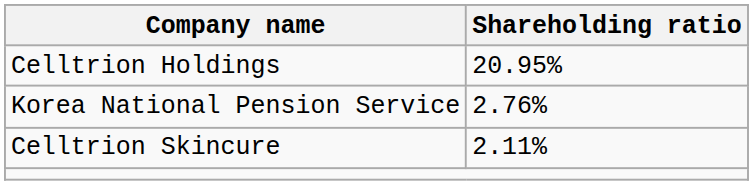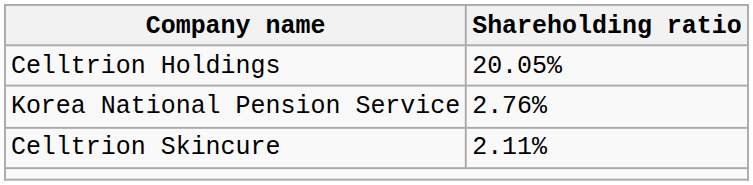(517, 66) 20.95% -> (517, 66) 20.05%
